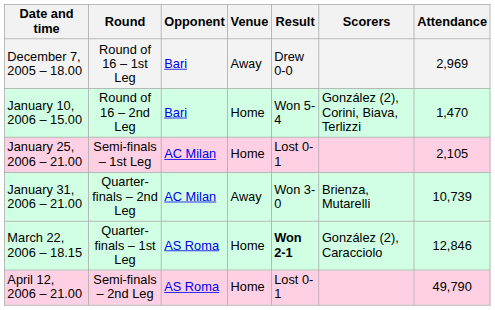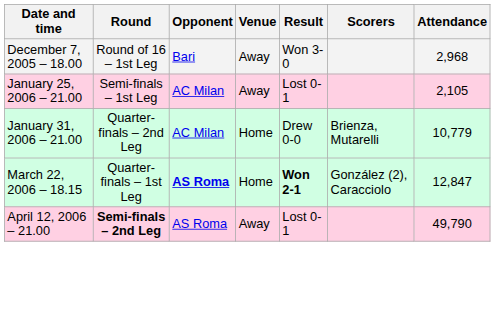(289, 63) Drew 0-0 -> (303, 56) Won 3-0
(452, 63) 2,969 -> (452, 56) 2,968
- row: (45, 112)
(248, 154) Home -> (254, 91) Away
(246, 196) Away -> (256, 133) Home
(295, 196) Won 3-0 -> (297, 133) Drew 0-0
(452, 196) 10,739 -> (452, 133) 10,779
(192, 245) normal -> (201, 182) bold
(452, 245) 12,846 -> (452, 182) 12,847
(125, 287) normal -> (131, 224) bold
(248, 287) Home -> (254, 224) Away
